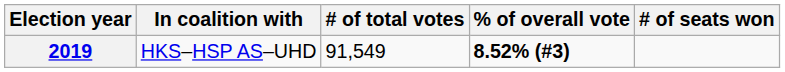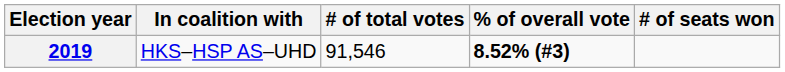(356, 51) 91,549 -> (356, 51) 91,546
